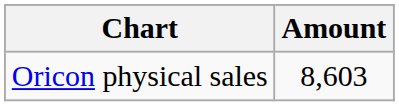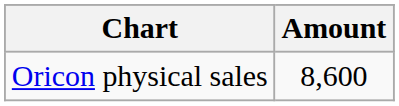(334, 75) 8,603 -> (334, 75) 8,600
